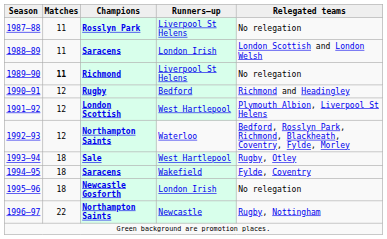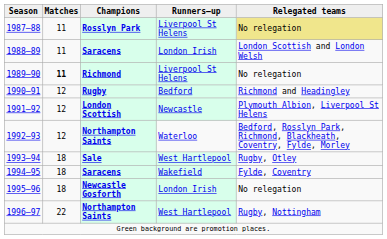(270, 29) no background -> (270, 29) khaki background
(195, 109) West Hartlepool -> (180, 109) Newcastle
(180, 212) Newcastle -> (195, 212) West Hartlepool
